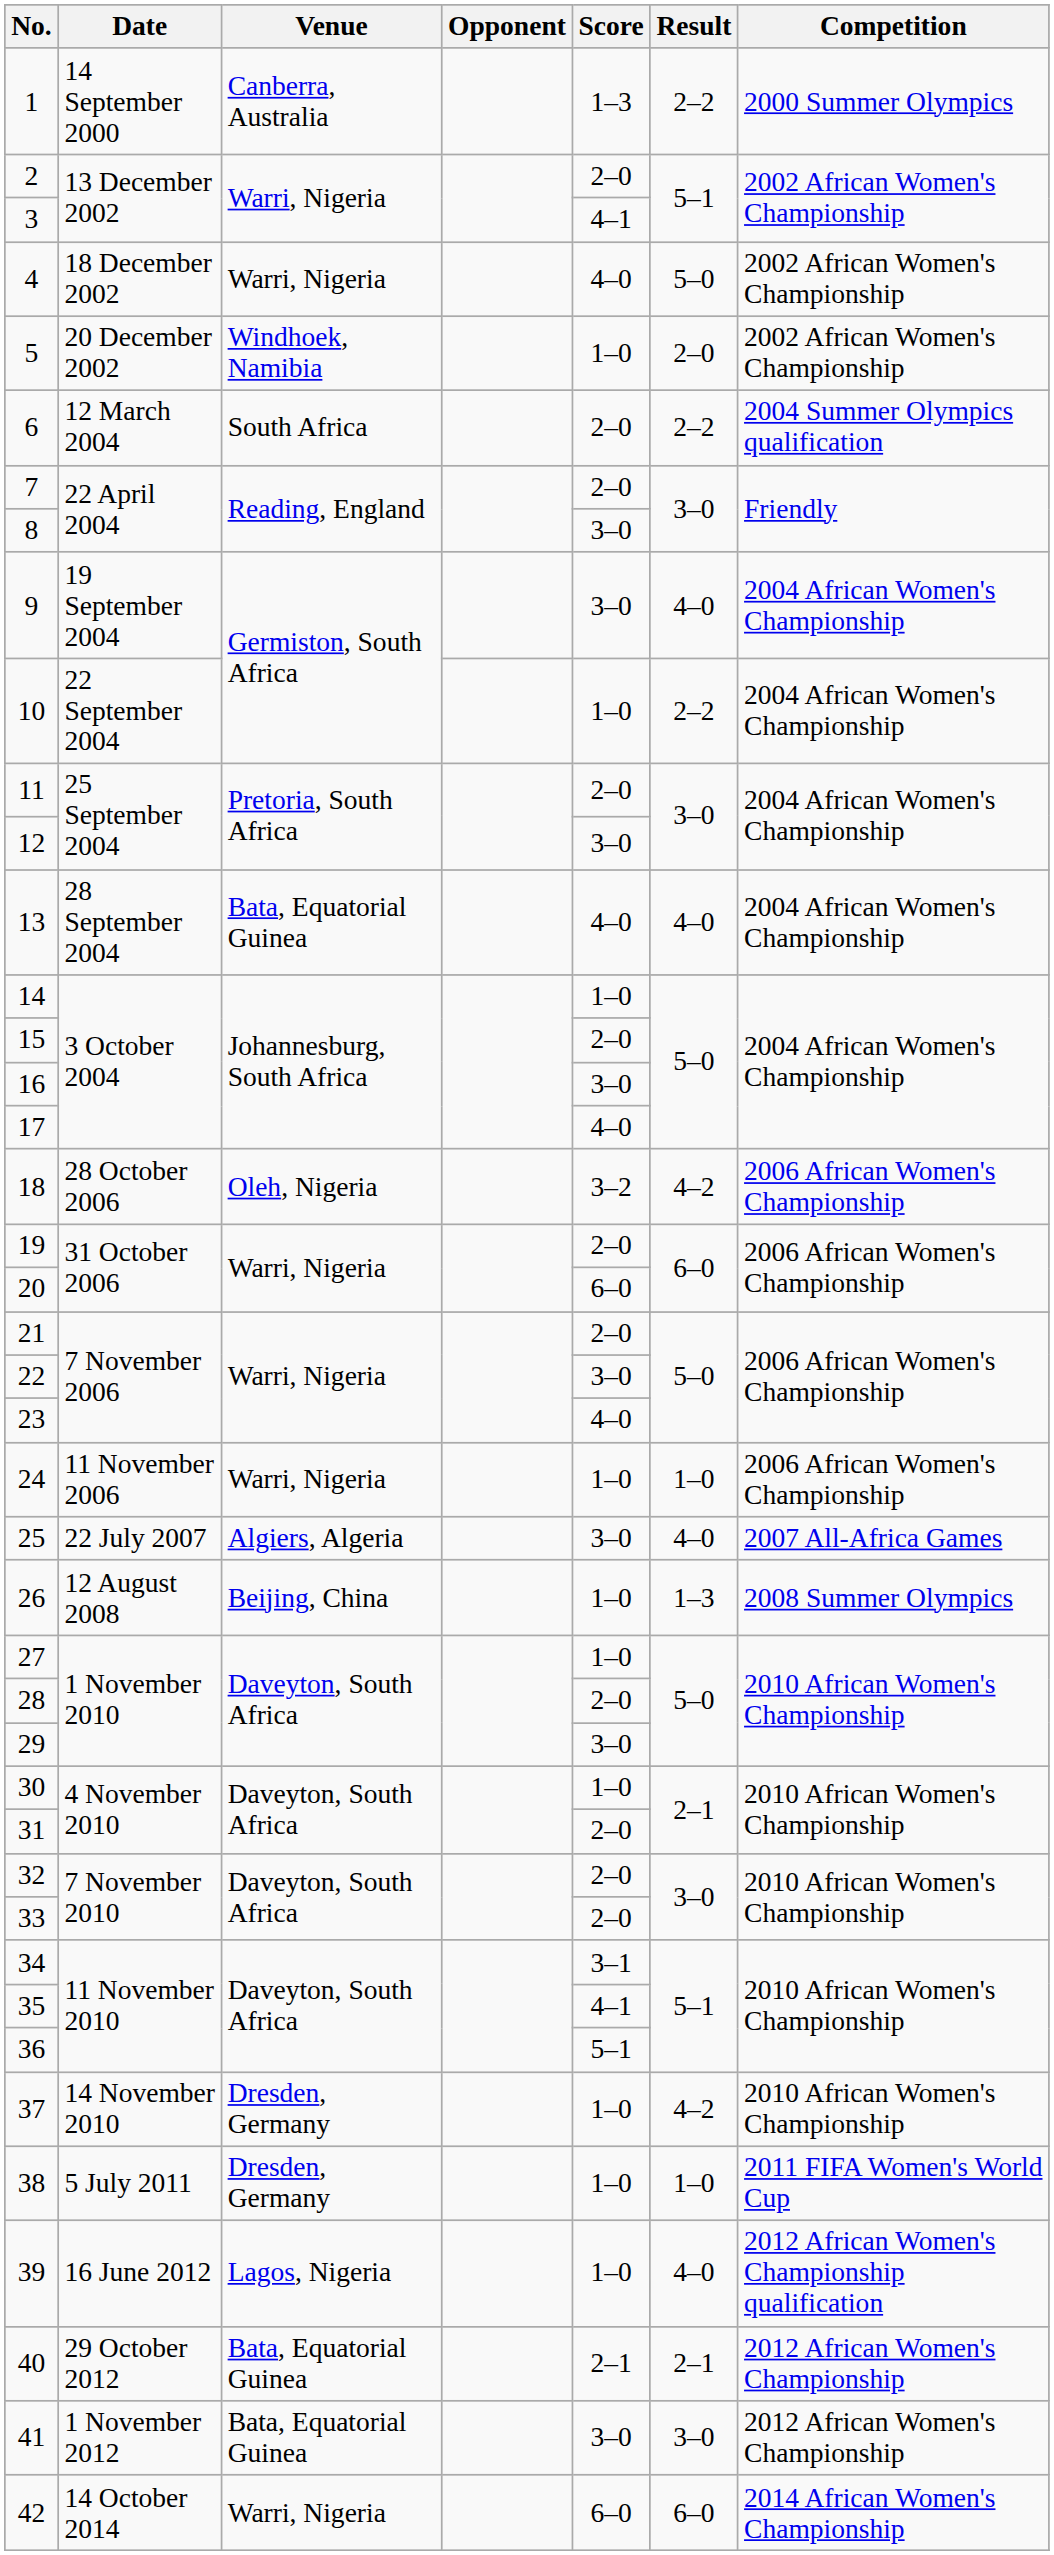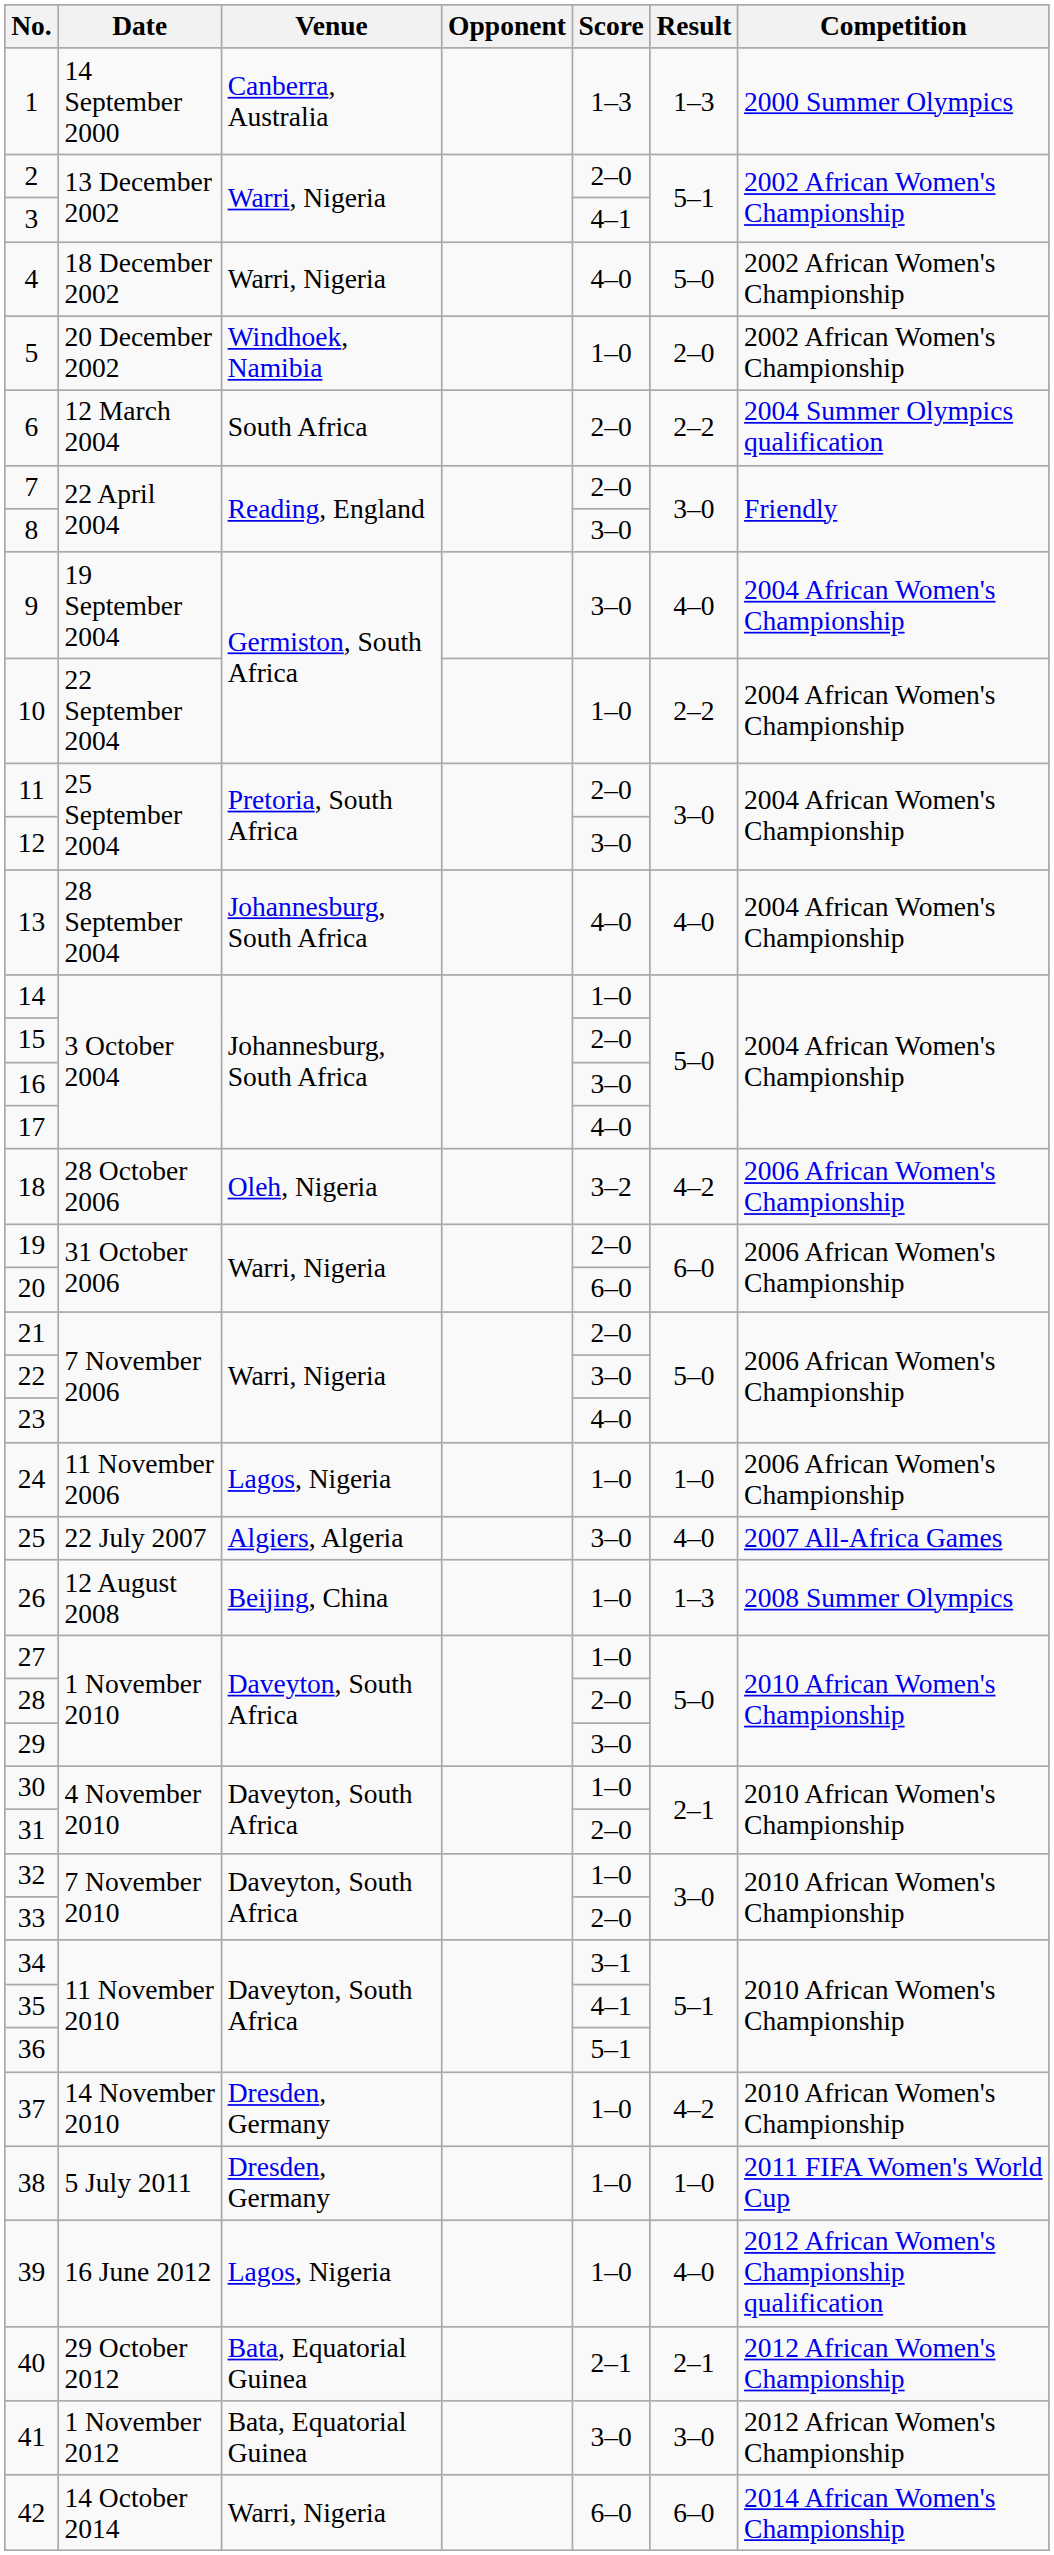(694, 100) 2–2 -> (694, 100) 1–3
(317, 921) Bata, Equatorial Guinea -> (306, 921) Johannesburg, South Africa
(307, 1479) Warri, Nigeria -> (309, 1479) Lagos, Nigeria
(611, 1874) 2–0 -> (611, 1874) 1–0
